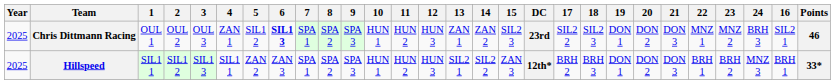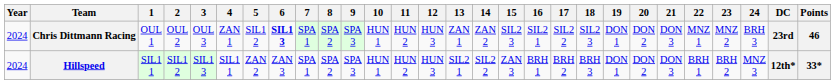columns swapped: (785, 12) <-> (539, 12)
(17, 35) 2025 -> (17, 35) 2024
(17, 64) 2025 -> (17, 64) 2024
